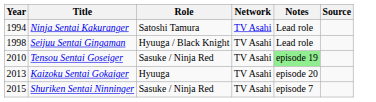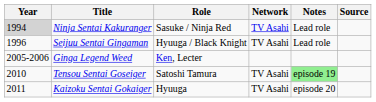(16, 27) no background -> (16, 27) lightgrey background
(169, 27) Satoshi Tamura -> (194, 27) Sasuke / Ninja Red
(16, 43) 1998 -> (16, 43) 1996
+ row: (93, 58)
(176, 58) Sasuke / Ninja Red -> (186, 74) Satoshi Tamura
(16, 74) 2013 -> (16, 89) 2011
- row: (82, 89)
